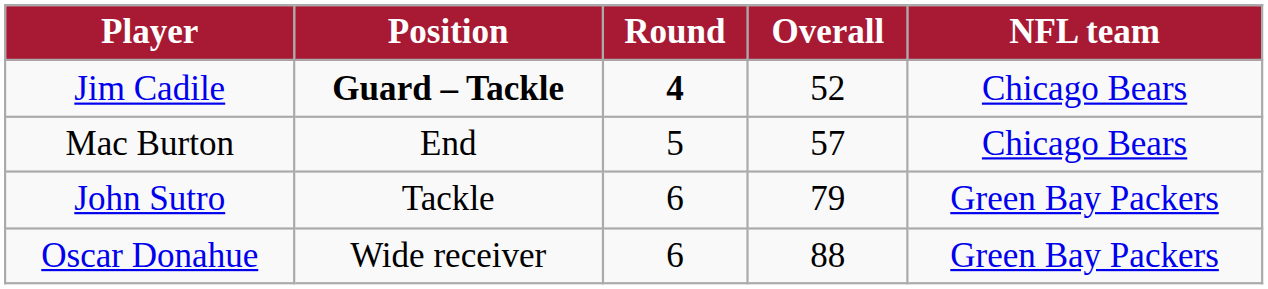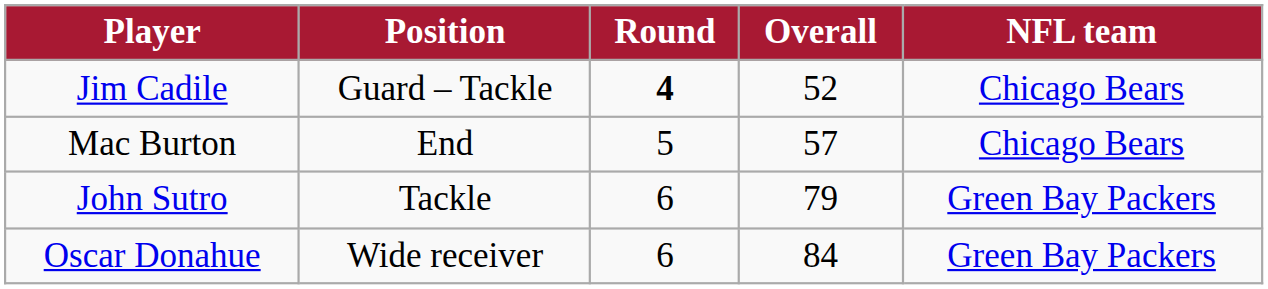(448, 87) bold -> (445, 87) normal
(828, 254) 88 -> (820, 254) 84
